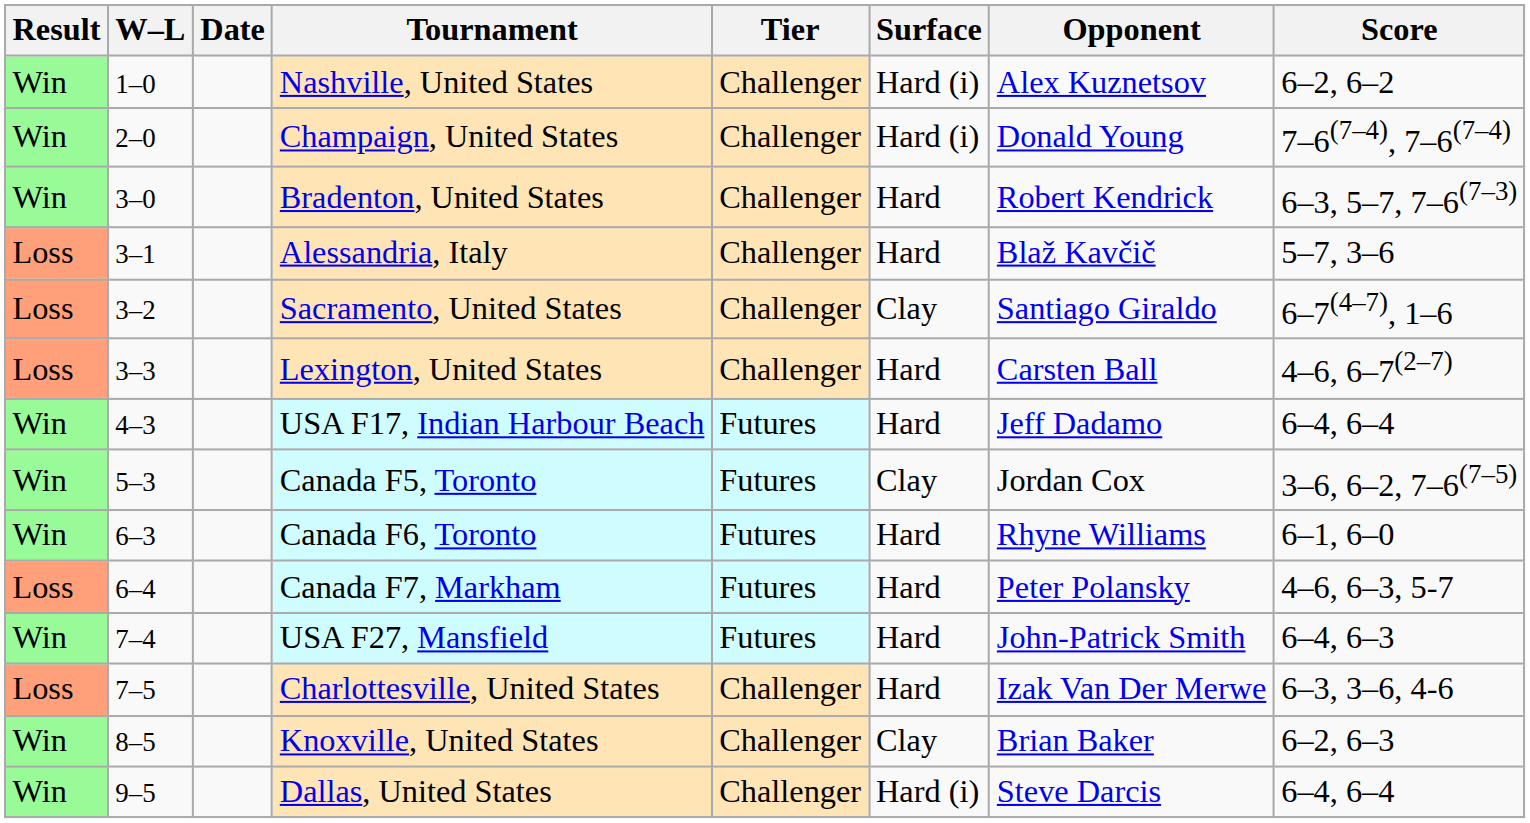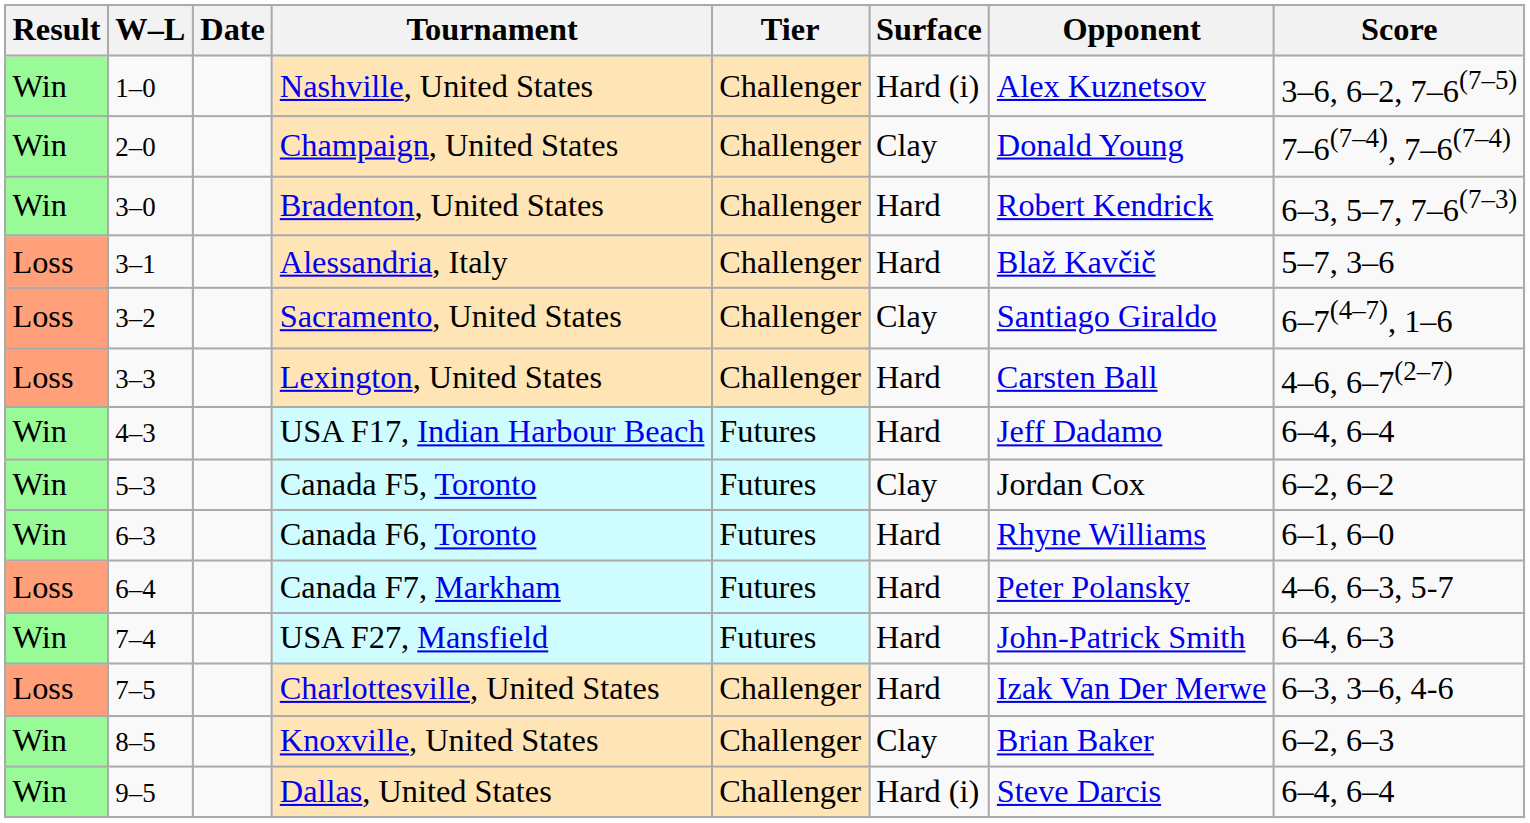(1338, 81) 6–2, 6–2 -> (1399, 85) 3–6, 6–2, 7–6(7–5)
(928, 136) Hard (i) -> (907, 145) Clay
(1399, 479) 3–6, 6–2, 7–6(7–5) -> (1338, 483) 6–2, 6–2
